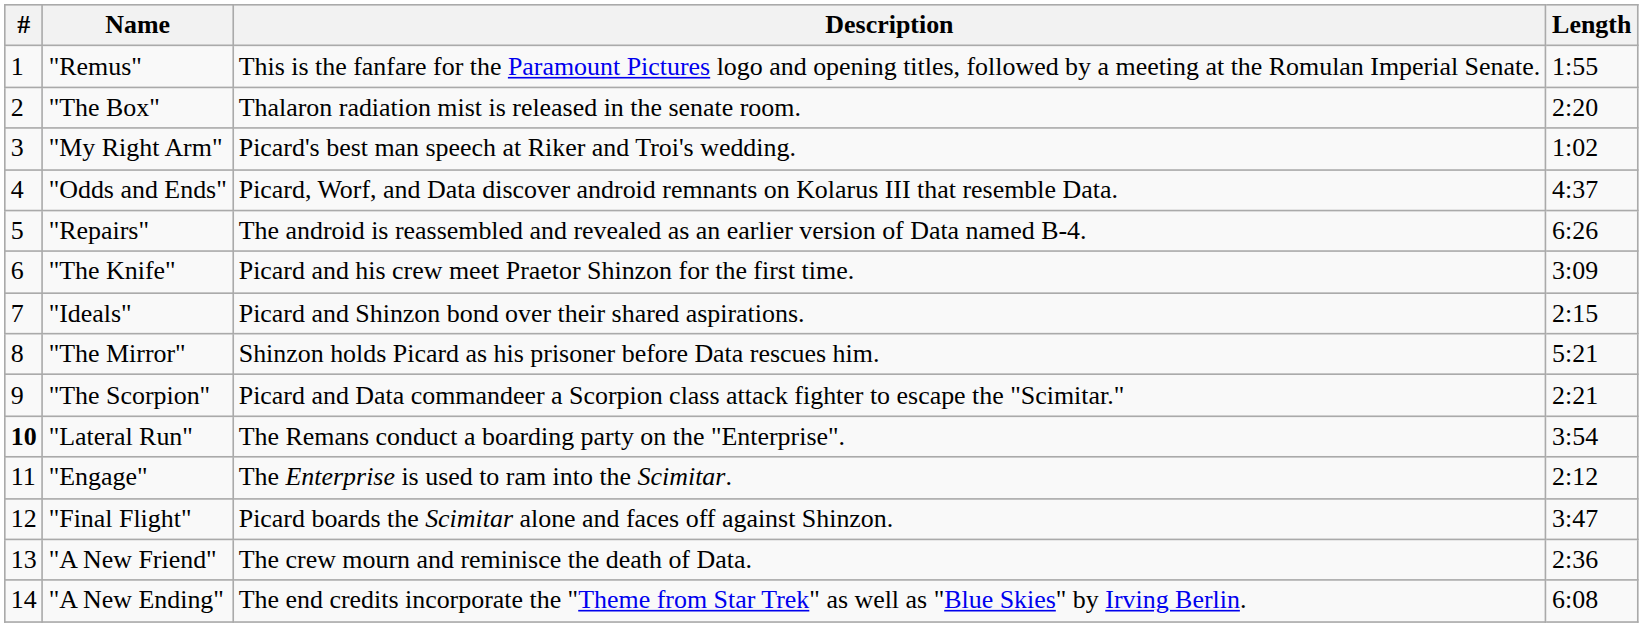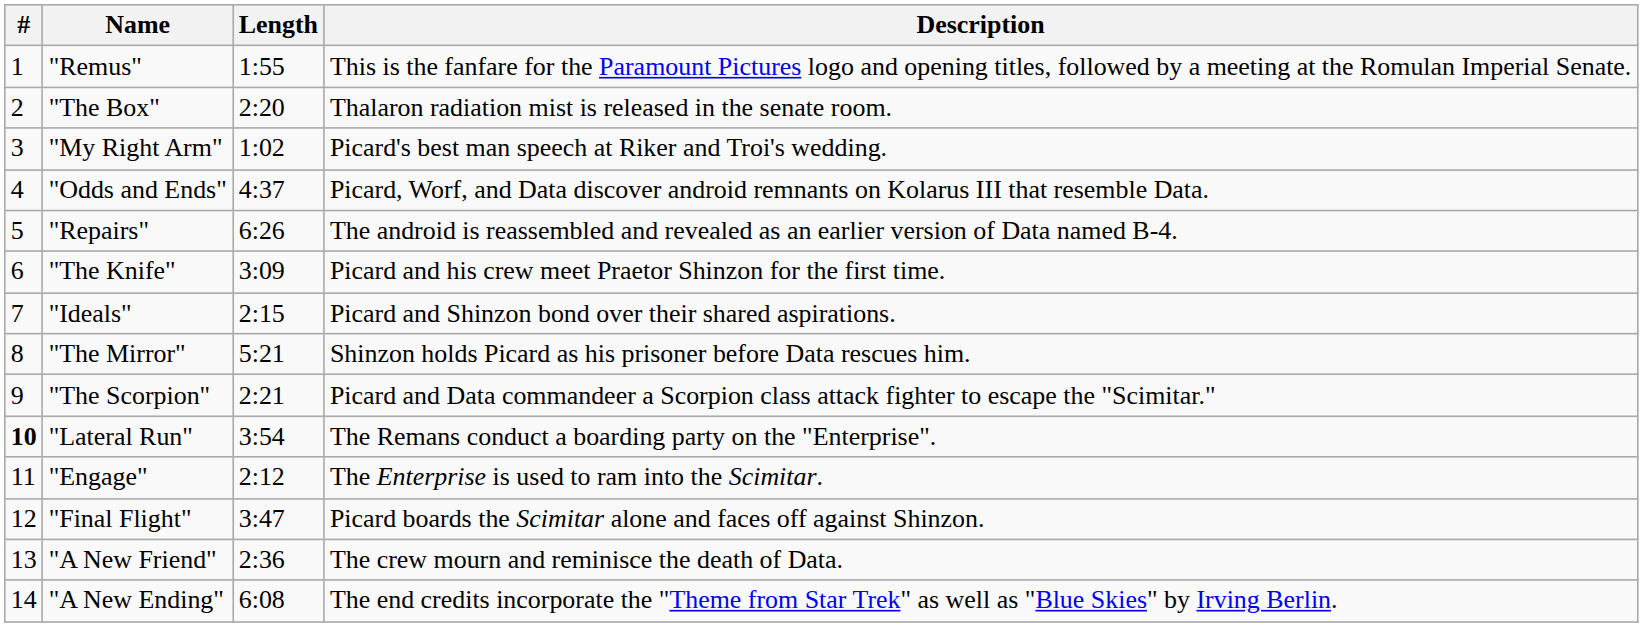columns swapped: (1592, 25) <-> (889, 25)
